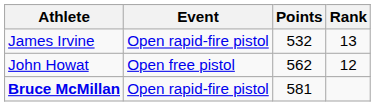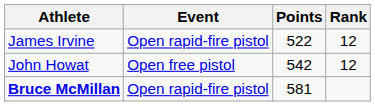(299, 41) 532 -> (299, 41) 522
(348, 41) 13 -> (348, 41) 12
(299, 65) 562 -> (299, 65) 542
